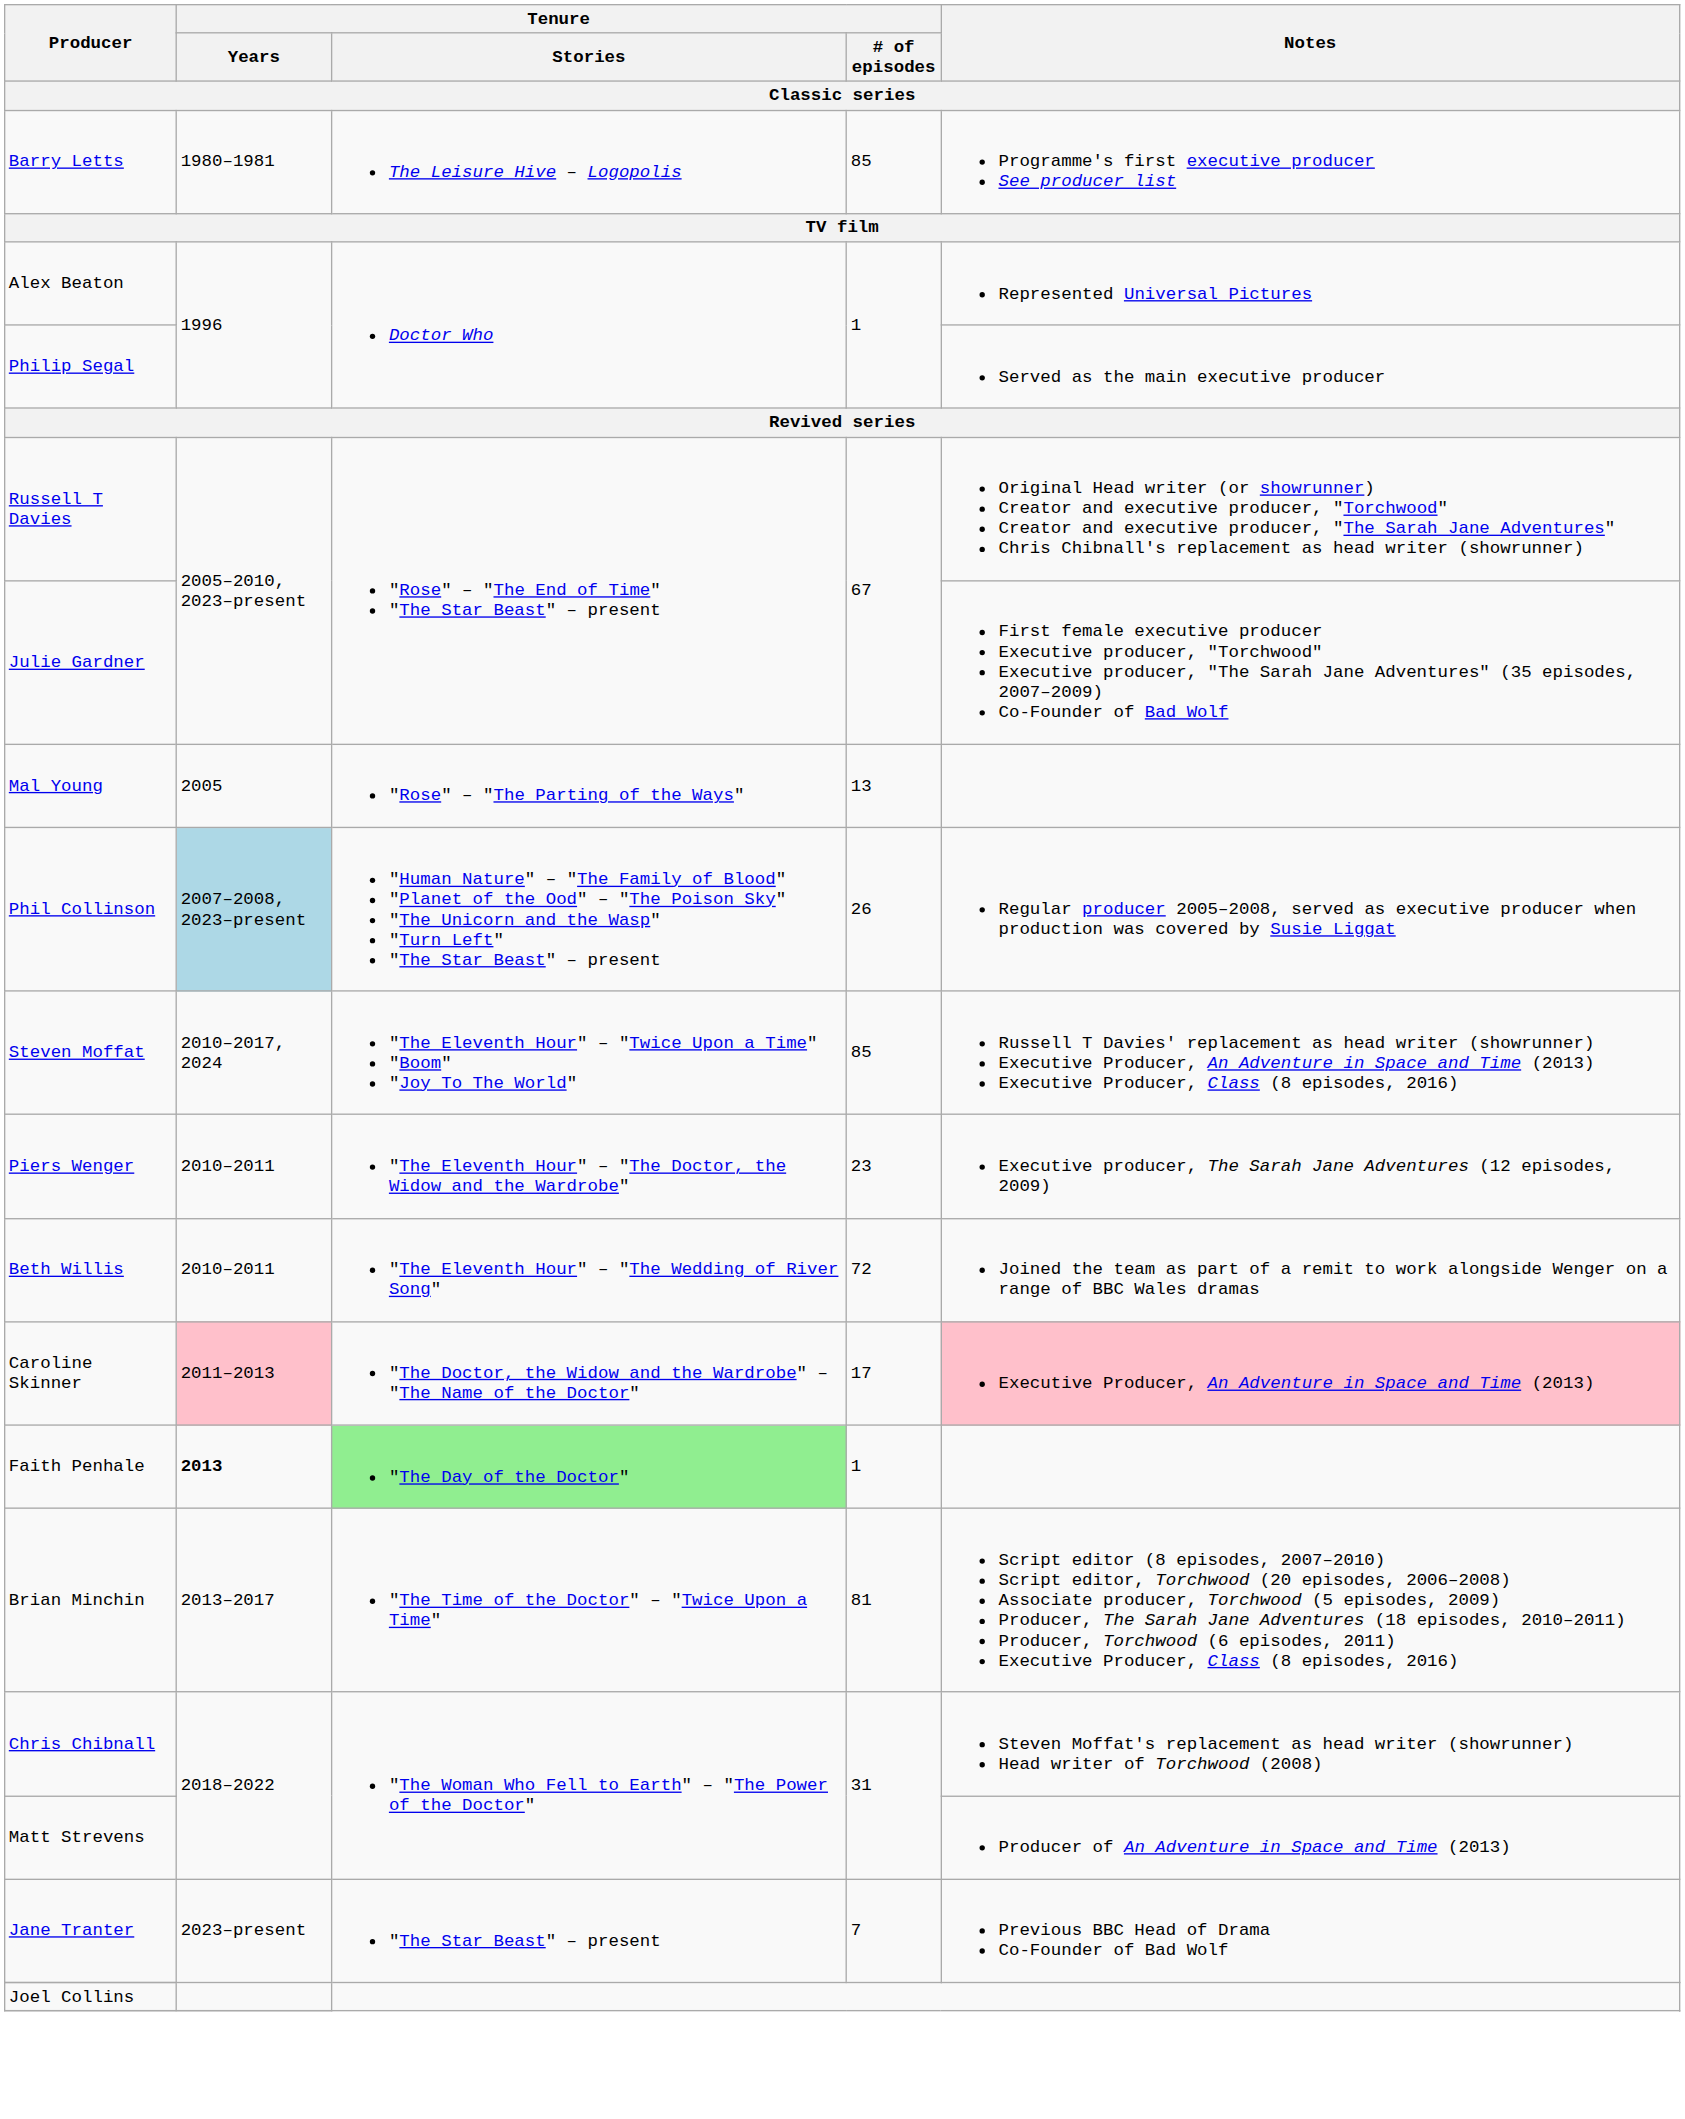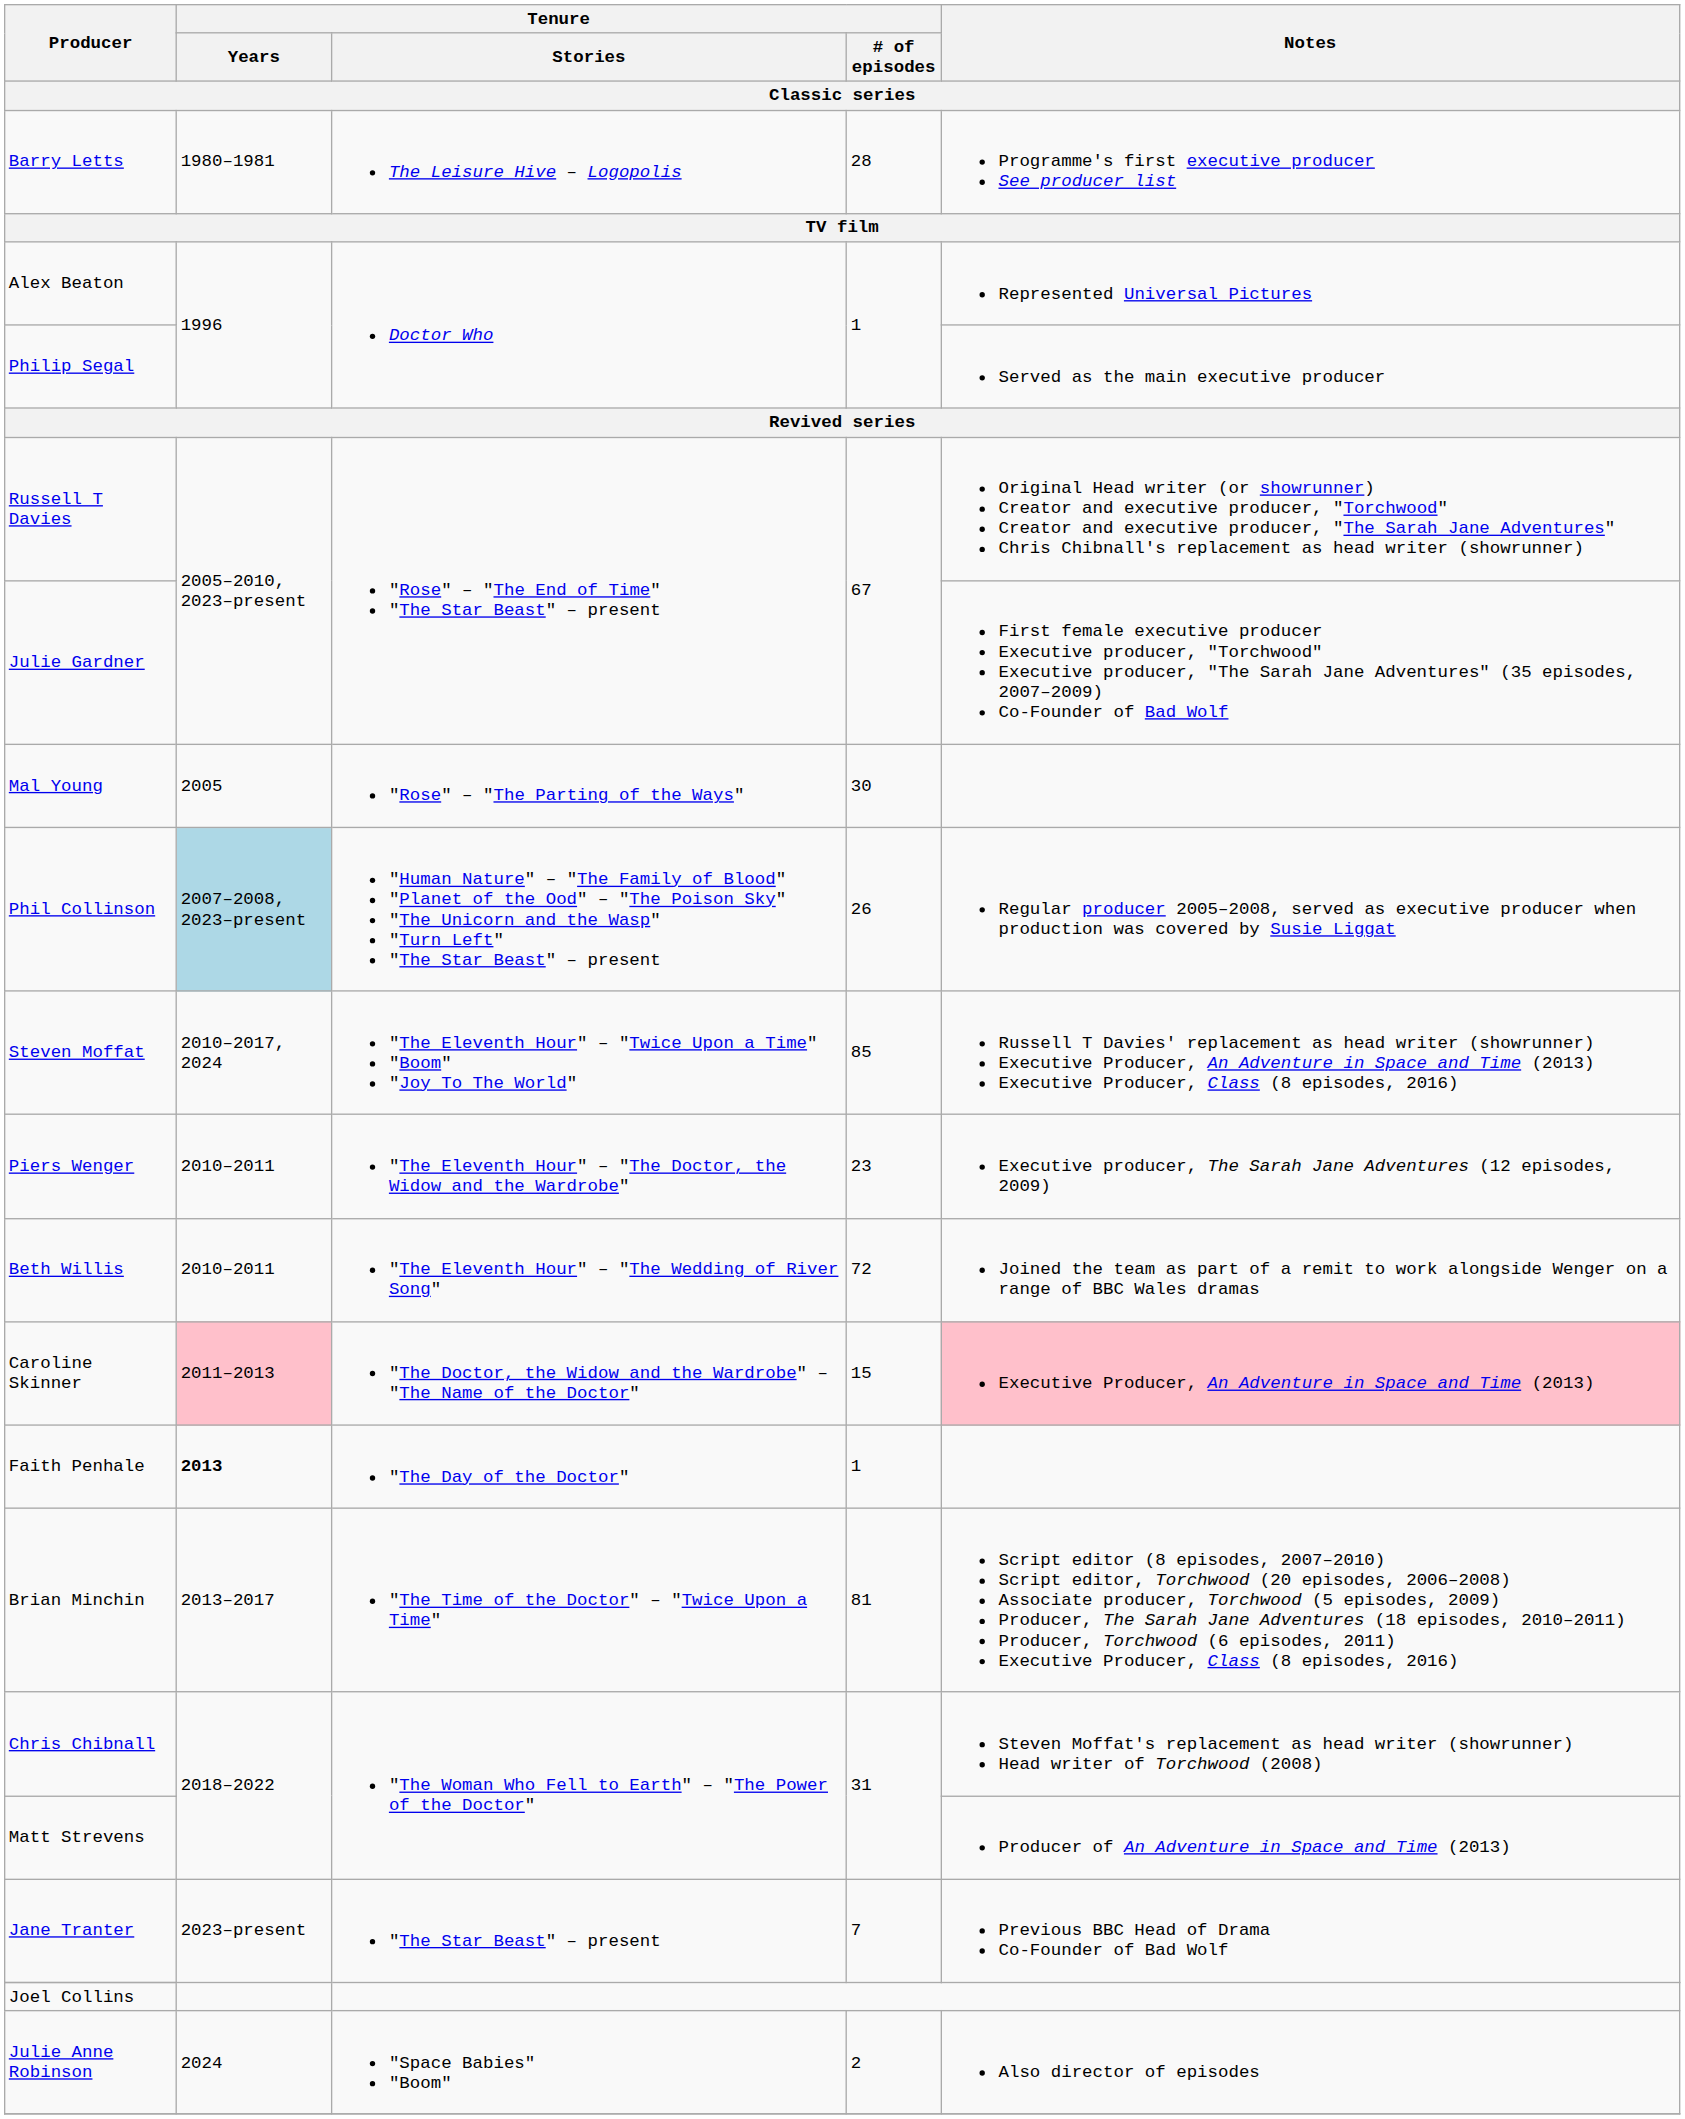(861, 162) 85 -> (861, 162) 28
(861, 786) 13 -> (861, 786) 30
(861, 1373) 17 -> (861, 1373) 15
(589, 1477) lightgreen background -> (589, 1477) no background
+ row: (61, 2063)
